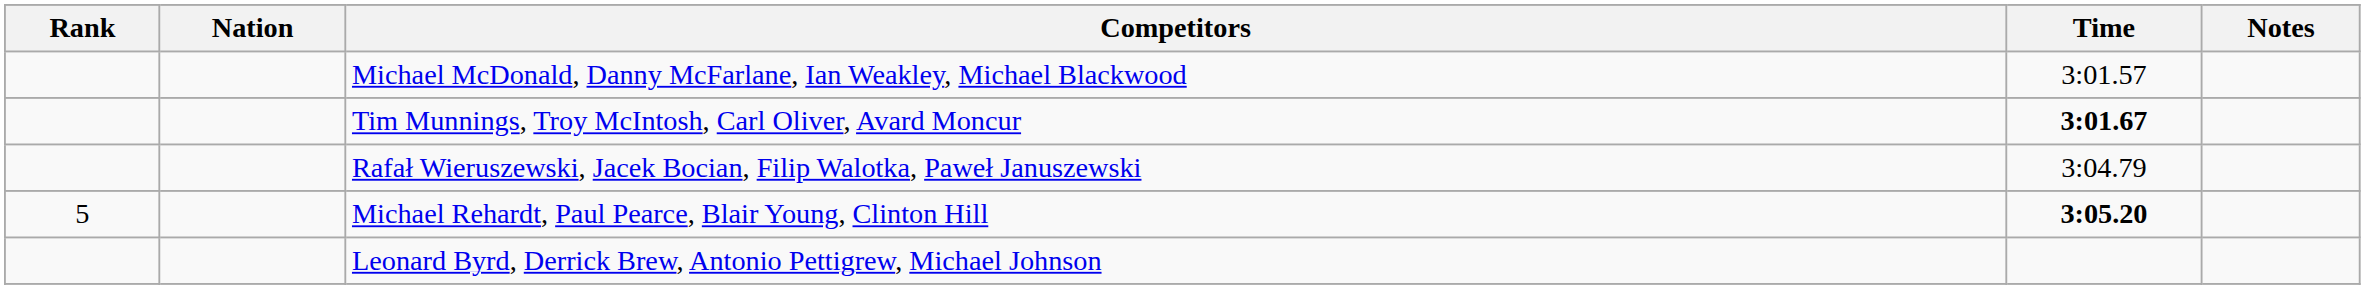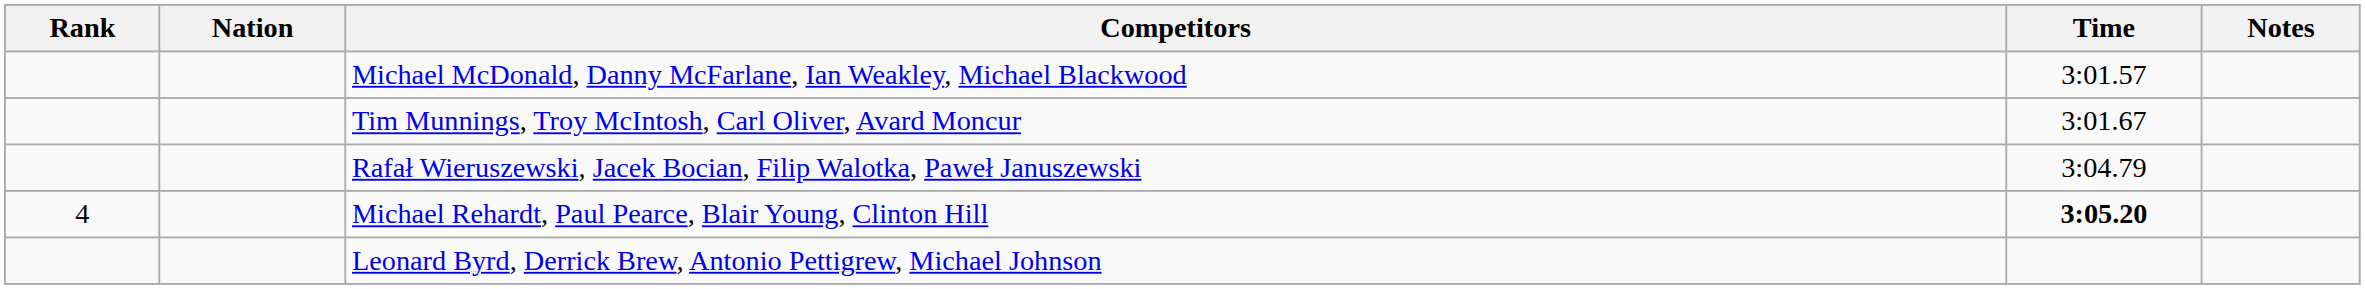(2104, 121) bold -> (2104, 121) normal
(82, 214) 5 -> (82, 214) 4
